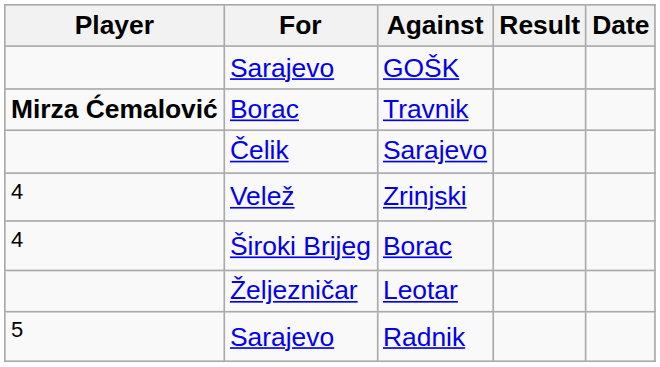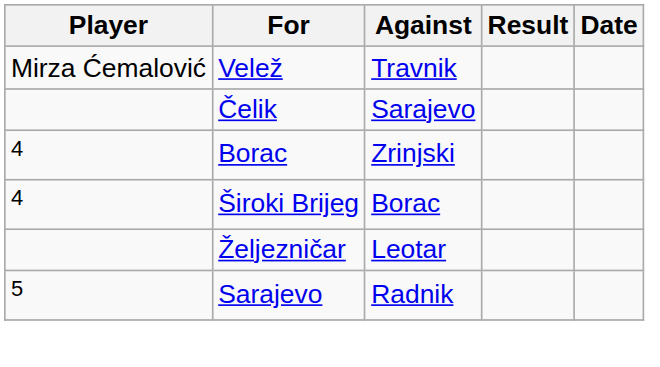- row: (421, 67)
(114, 109) bold -> (108, 67) normal
(264, 109) Borac -> (250, 67) Velež
(262, 196) Velež -> (253, 154) Borac
